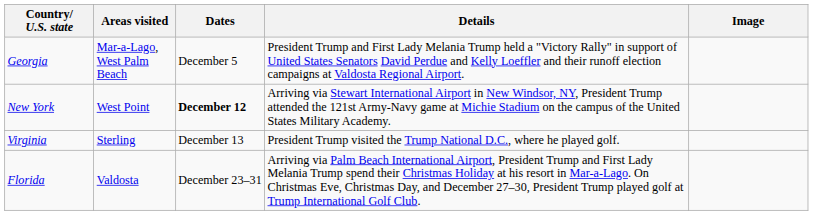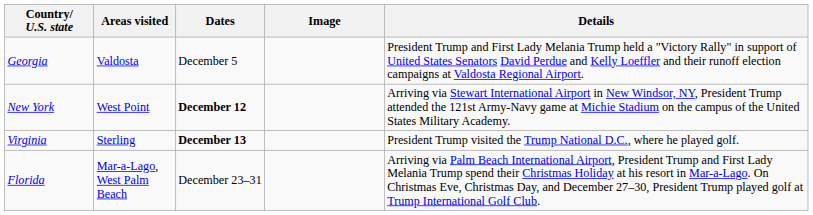columns swapped: (477, 20) <-> (748, 20)
(127, 60) Mar-a-Lago, West Palm Beach -> (118, 60) Valdosta
(211, 140) normal -> (212, 140) bold
(118, 180) Valdosta -> (127, 180) Mar-a-Lago, West Palm Beach
